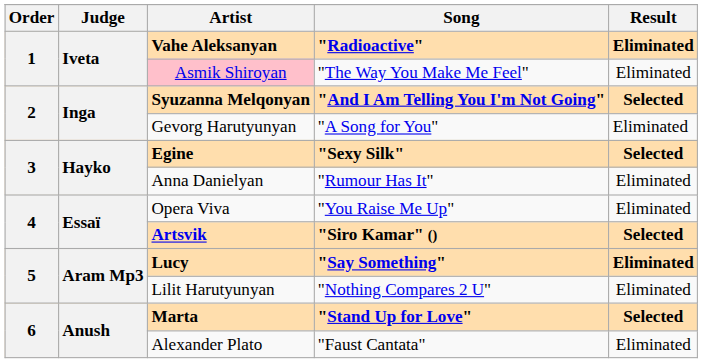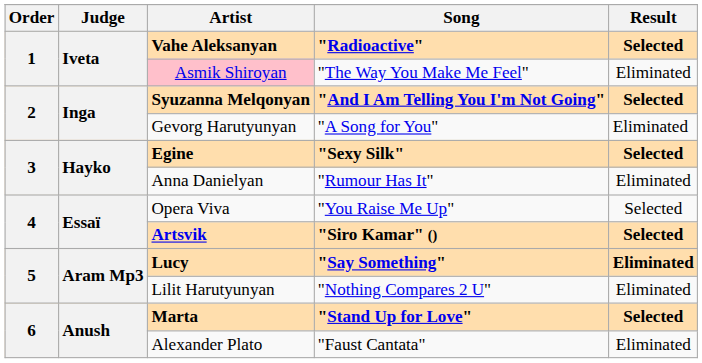(653, 45) Eliminated -> (653, 45) Selected
(653, 208) Eliminated -> (653, 208) Selected
